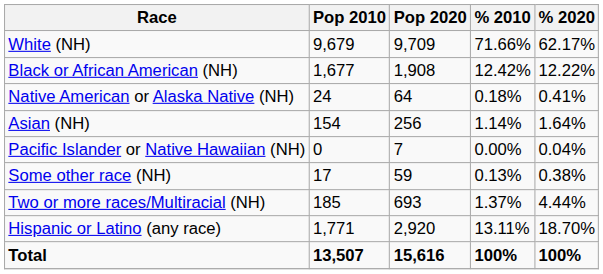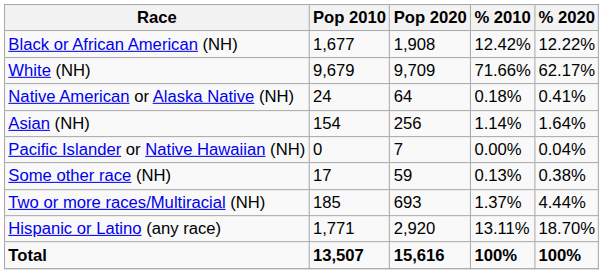rows swapped: (50, 44) <-> (123, 70)
